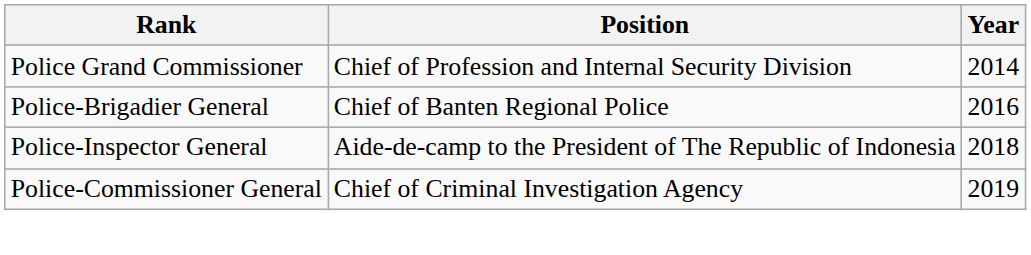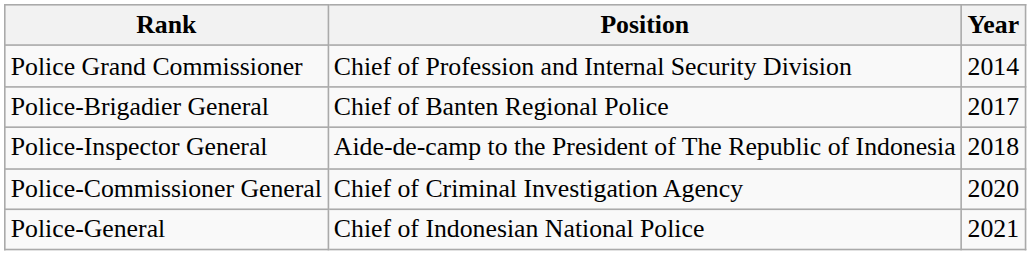(993, 106) 2016 -> (993, 106) 2017
(993, 188) 2019 -> (993, 188) 2020
+ row: (88, 229)
